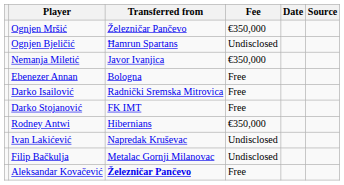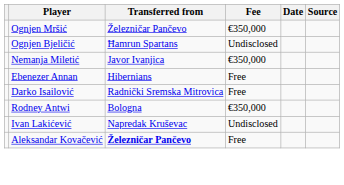(125, 76) Bologna -> (130, 76) Hibernians
- row: (47, 108)
(130, 124) Hibernians -> (125, 108) Bologna
- row: (40, 156)
